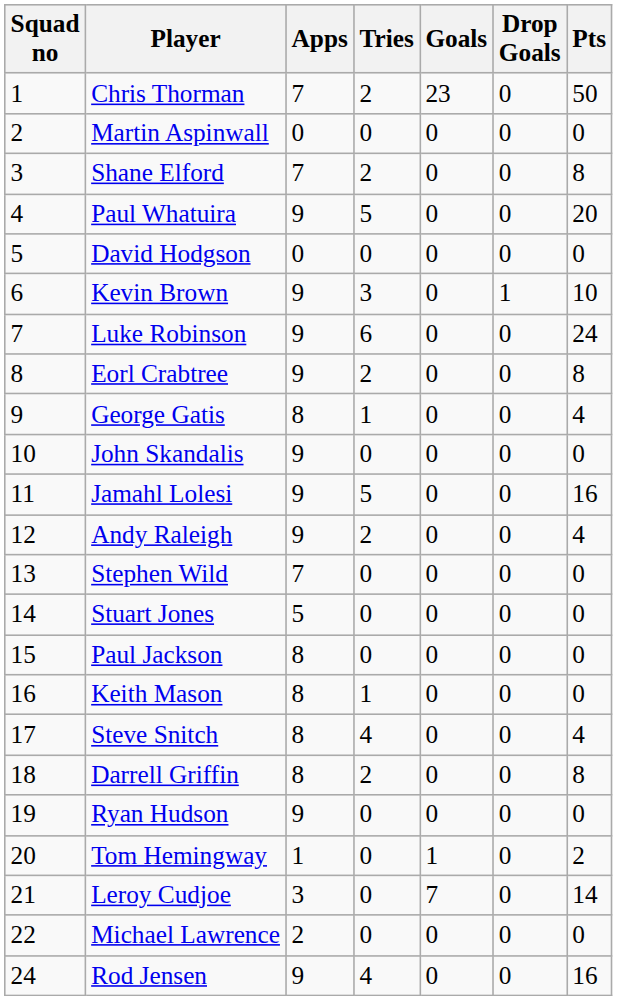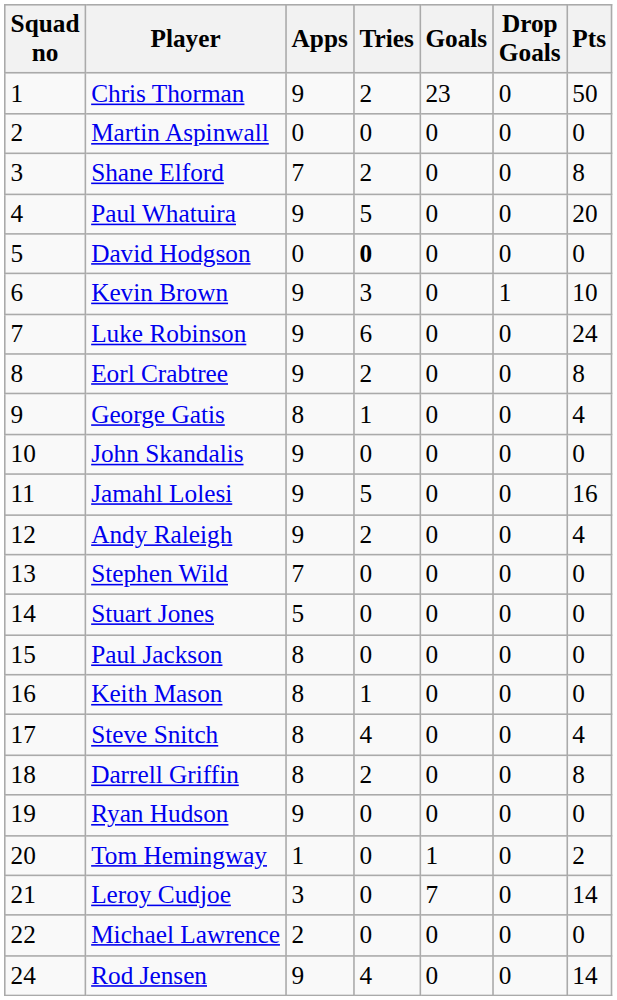(298, 93) 7 -> (298, 93) 9
(366, 253) normal -> (366, 253) bold
(585, 975) 16 -> (585, 975) 14
